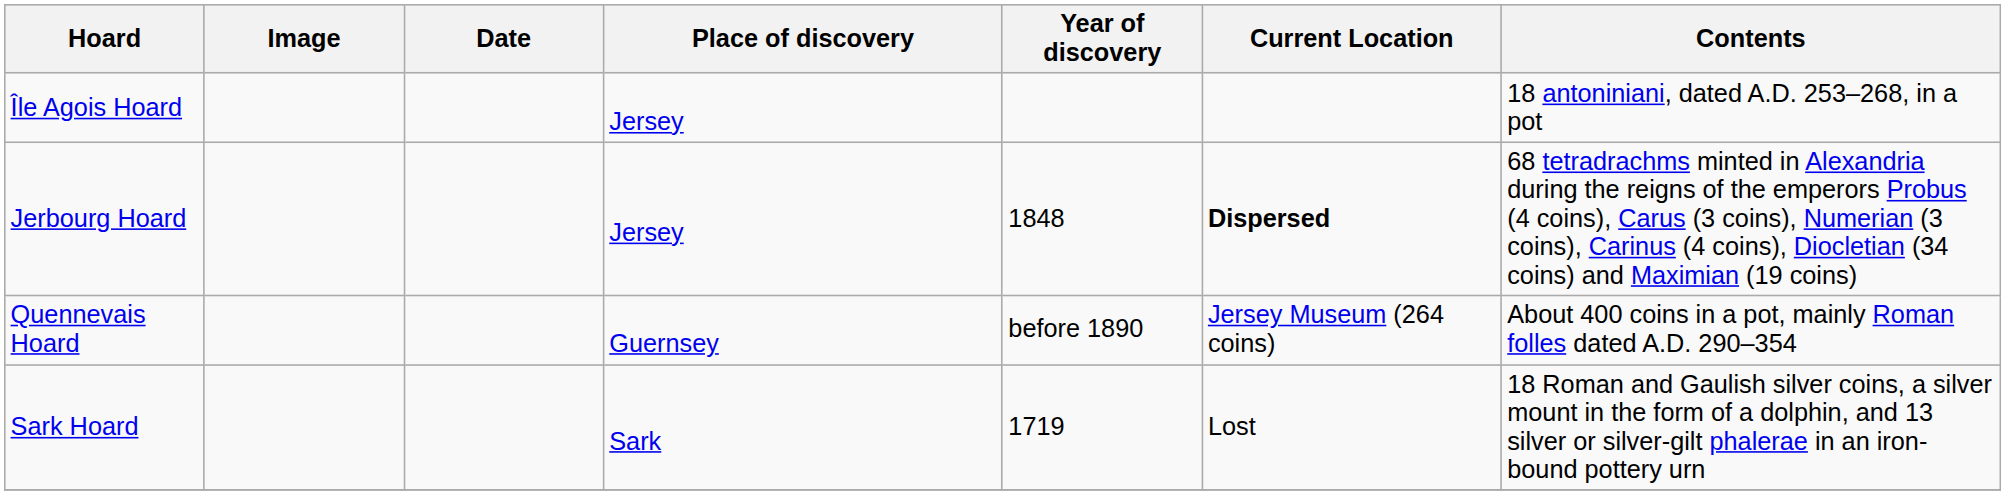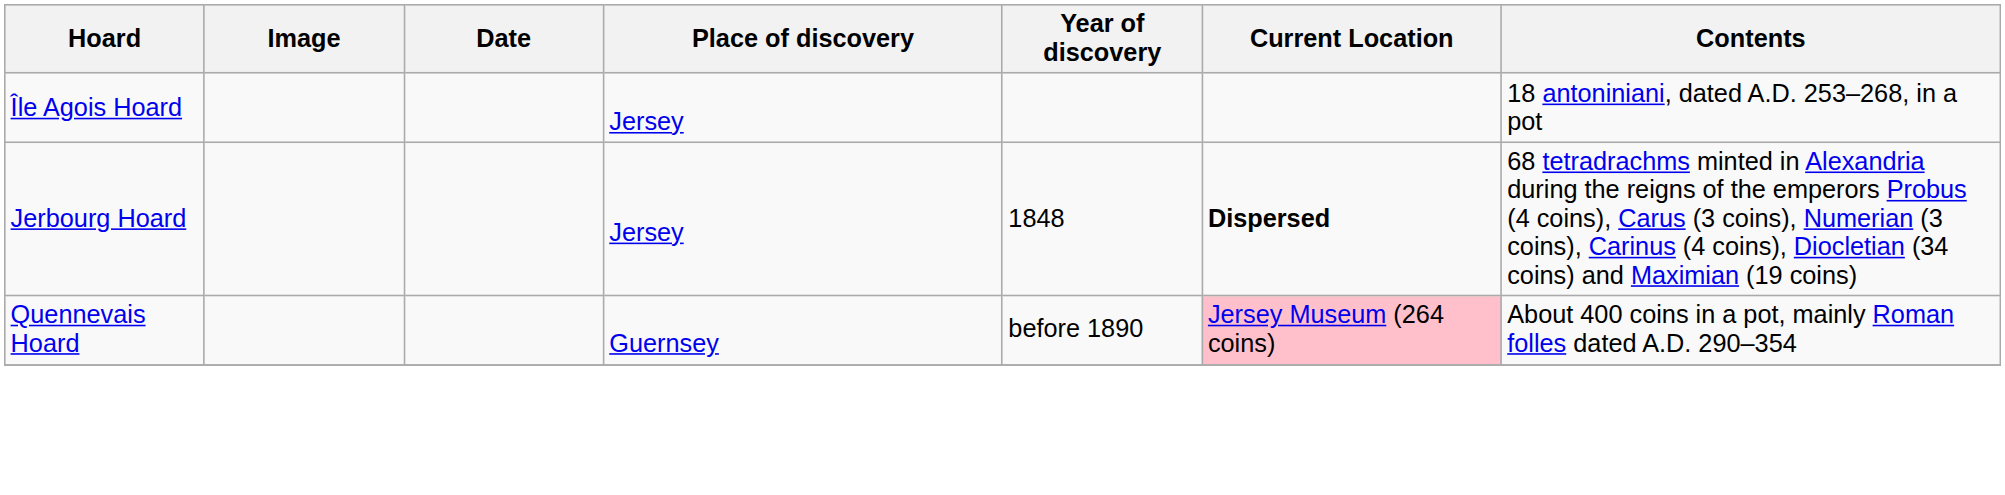(1326, 329) no background -> (1326, 329) pink background
- row: (75, 426)
